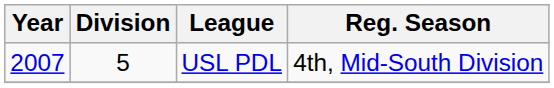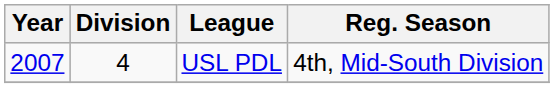(123, 62) 5 -> (123, 62) 4
